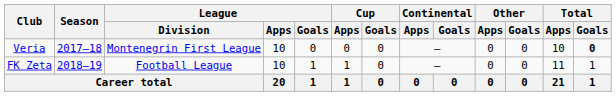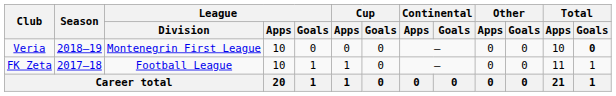(79, 48) 2017–18 -> (79, 48) 2018–19
(79, 65) 2018–19 -> (79, 65) 2017–18
